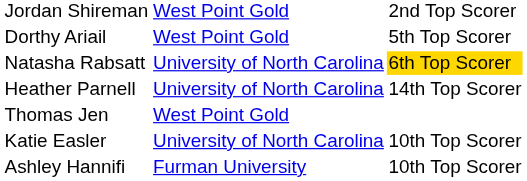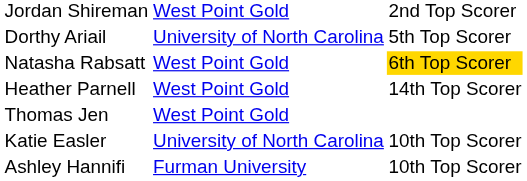(221, 37) West Point Gold -> (268, 37) University of North Carolina
(268, 62) University of North Carolina -> (221, 62) West Point Gold
(268, 88) University of North Carolina -> (221, 88) West Point Gold
